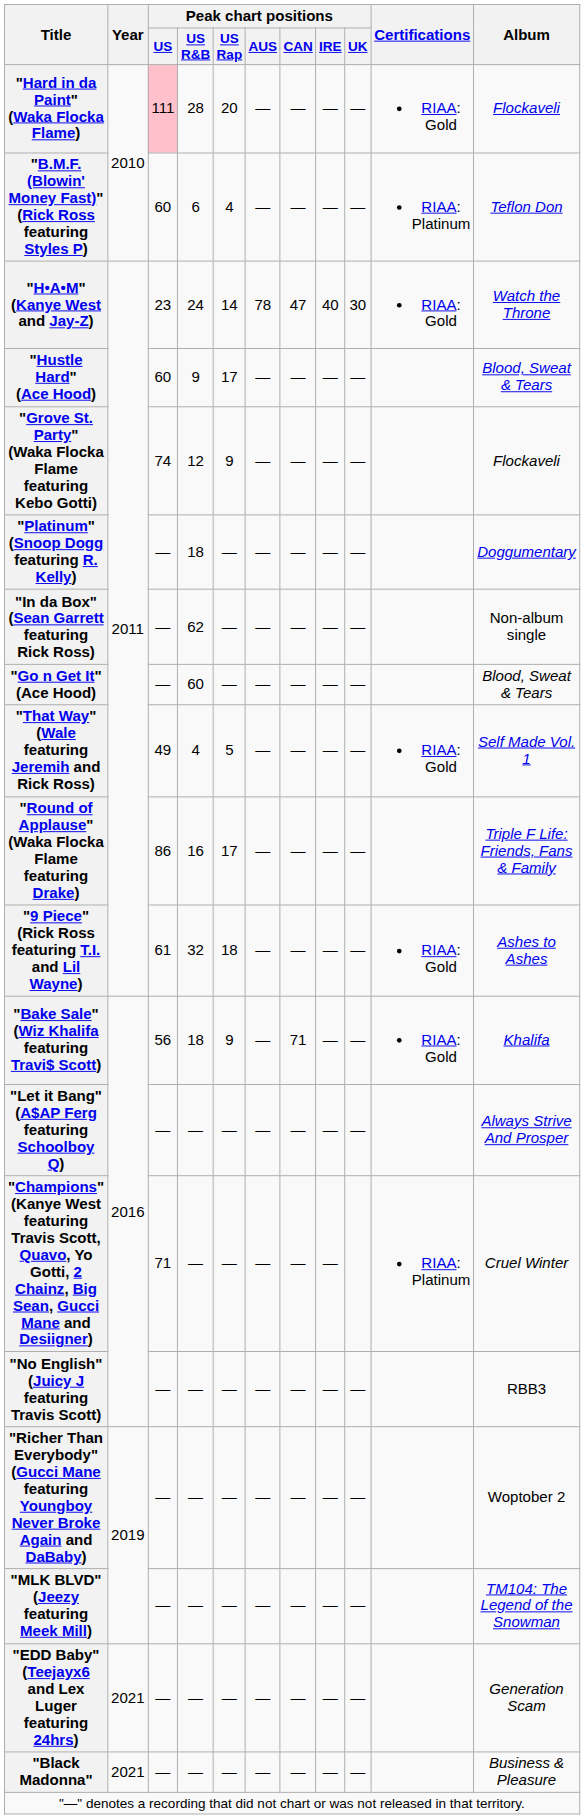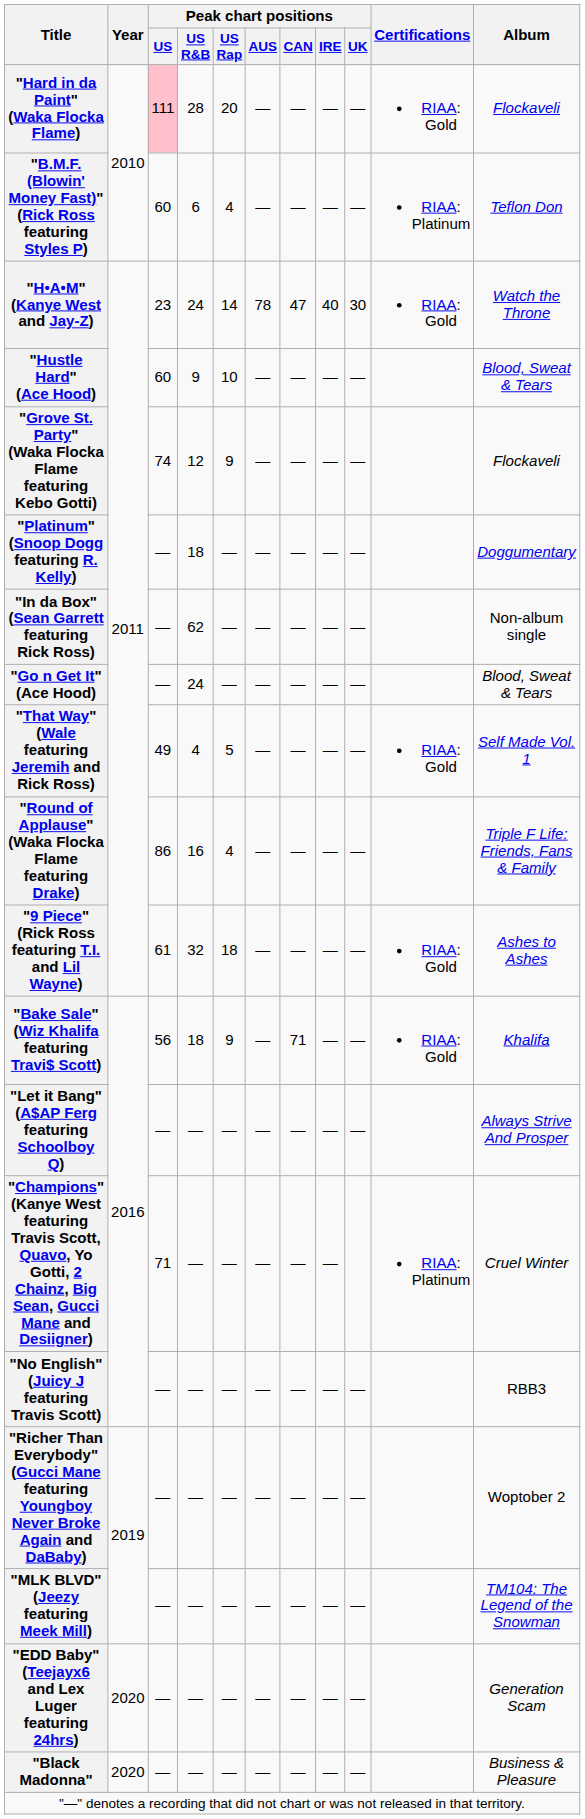(229, 377) 17 -> (229, 377) 10
(196, 684) 60 -> (196, 684) 24
(229, 850) 17 -> (229, 850) 4
(128, 1697) 2021 -> (128, 1697) 2020
(128, 1772) 2021 -> (128, 1772) 2020
